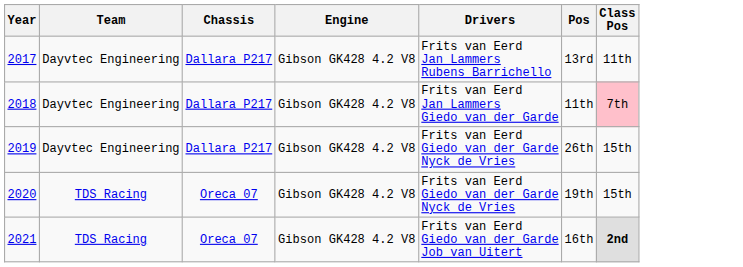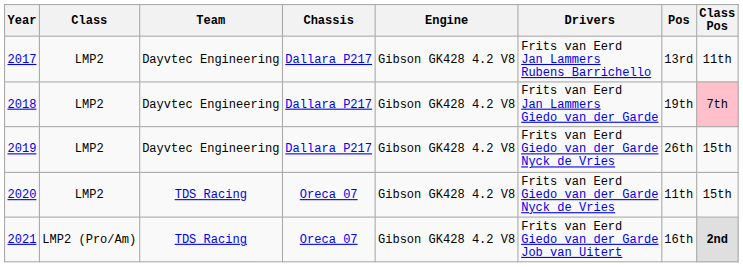+ column: (89, 21)
(579, 104) 11th -> (679, 104) 19th
(579, 195) 19th -> (679, 195) 11th
